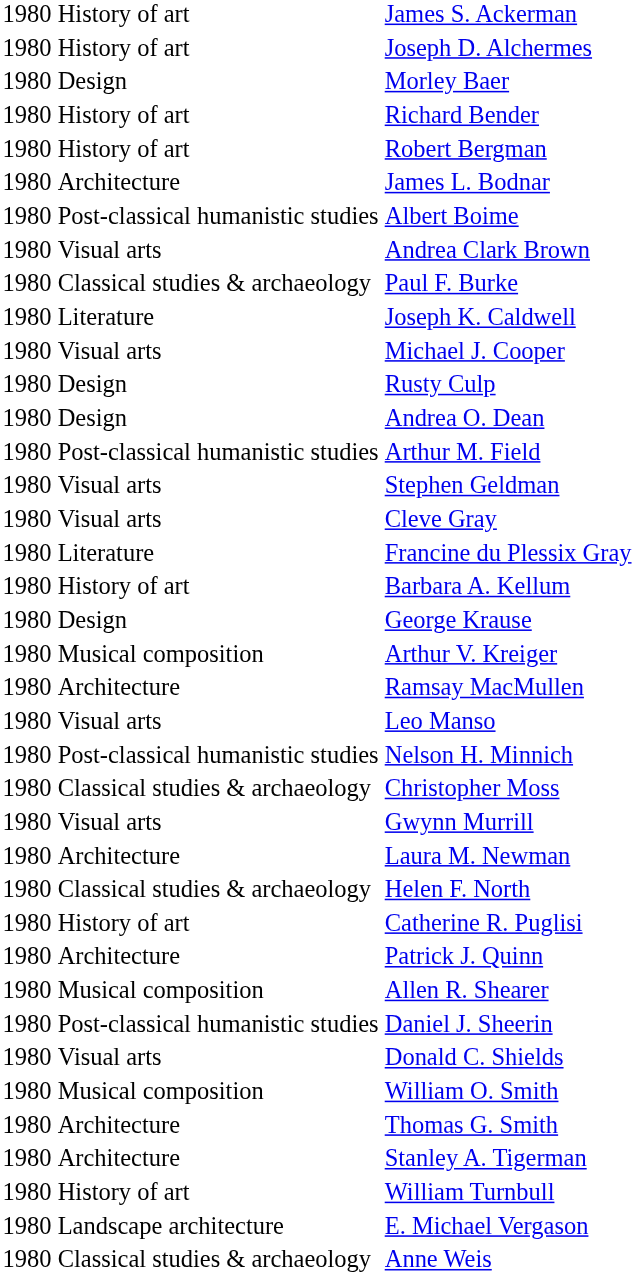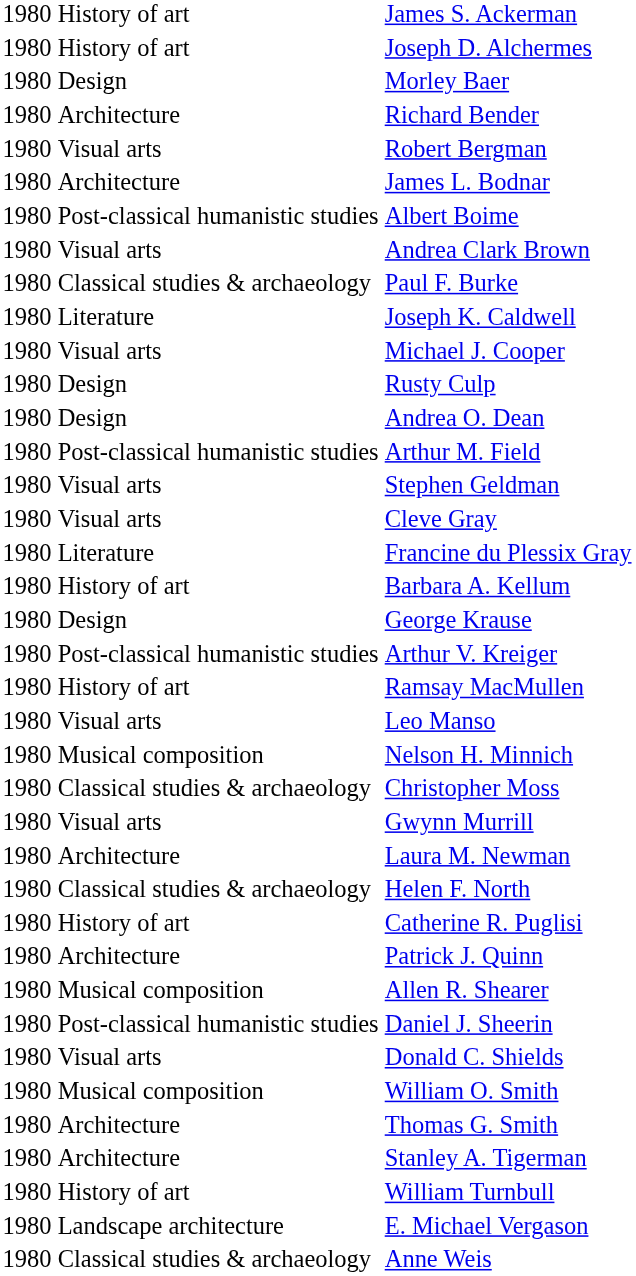(124, 115) History of art -> (119, 115) Architecture
(124, 148) History of art -> (110, 148) Visual arts
(161, 653) Musical composition -> (218, 653) Post-classical humanistic studies
(119, 687) Architecture -> (124, 687) History of art
(218, 754) Post-classical humanistic studies -> (161, 754) Musical composition
